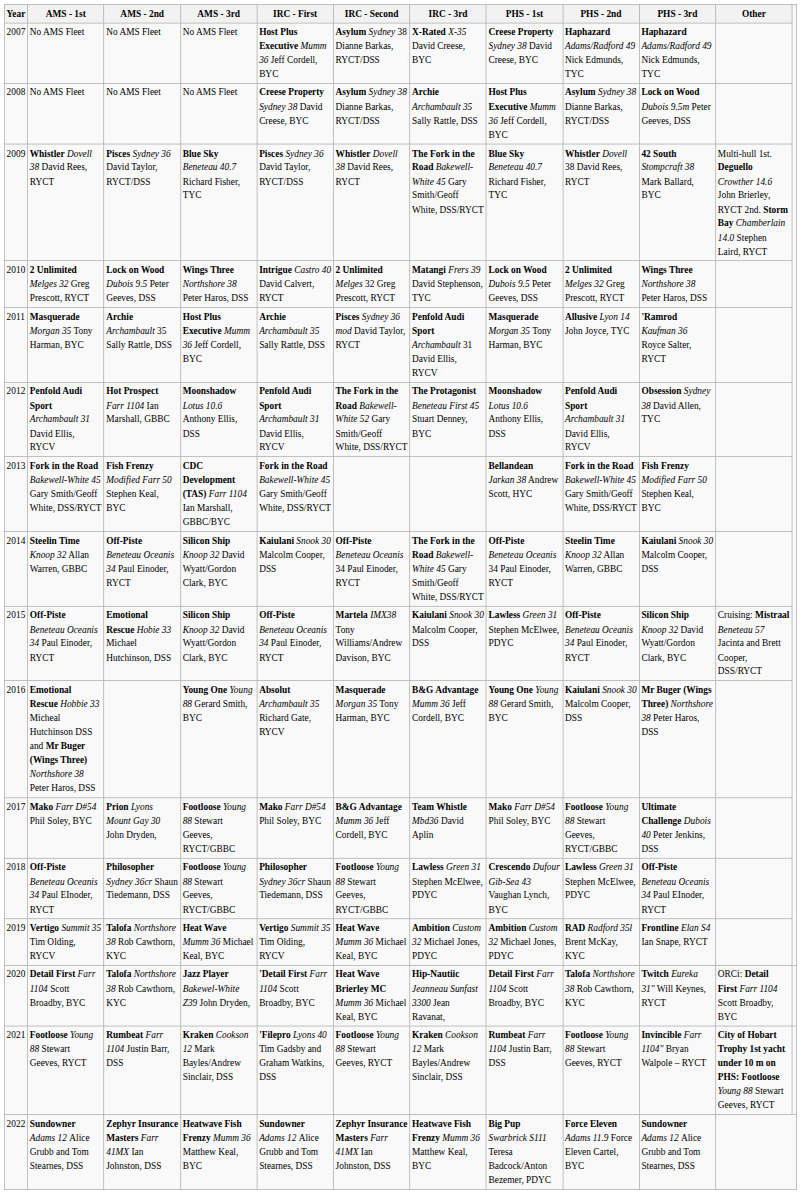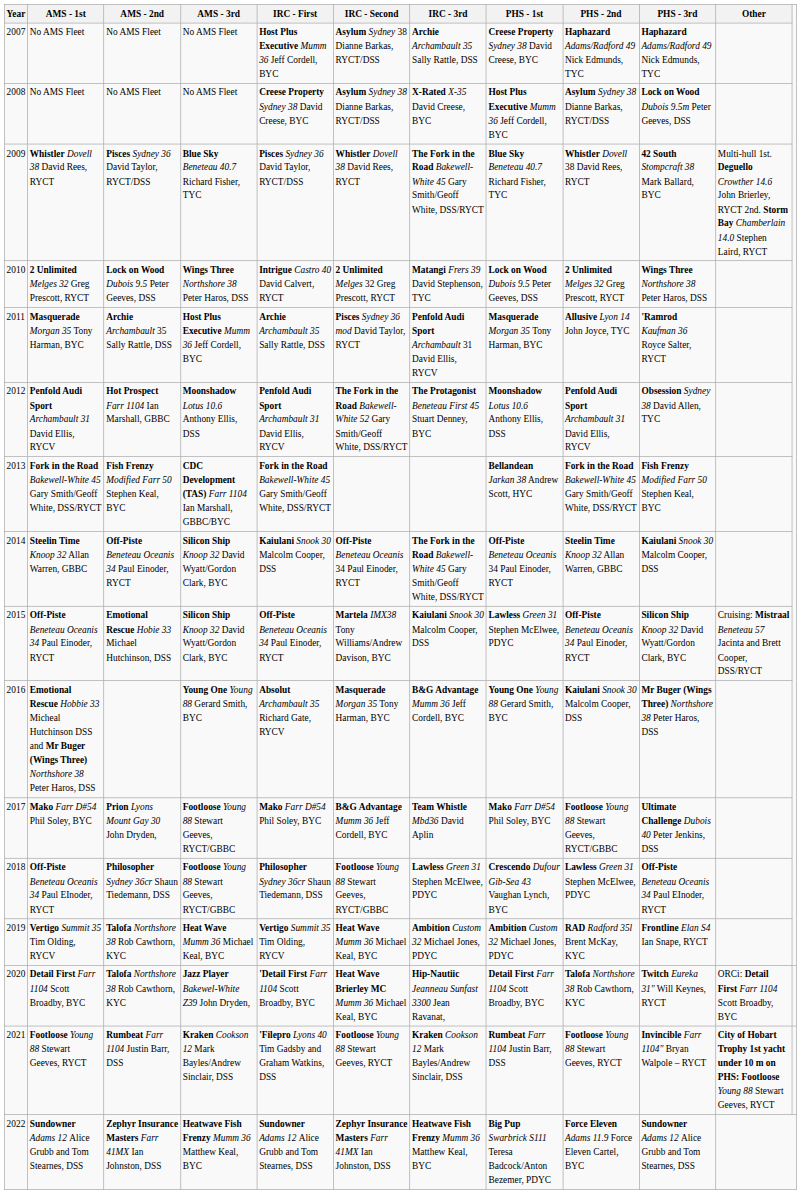(439, 46) X-Rated X-35 David Creese, BYC -> (445, 46) Archie Archambault 35 Sally Rattle, DSS
(445, 107) Archie Archambault 35 Sally Rattle, DSS -> (439, 107) X-Rated X-35 David Creese, BYC
